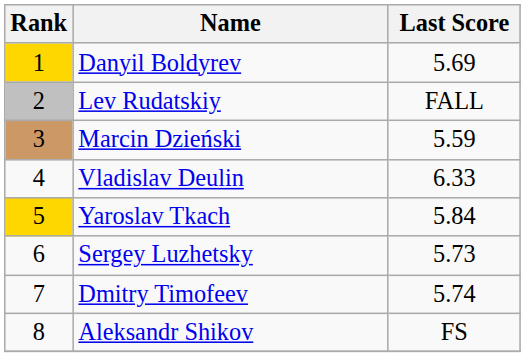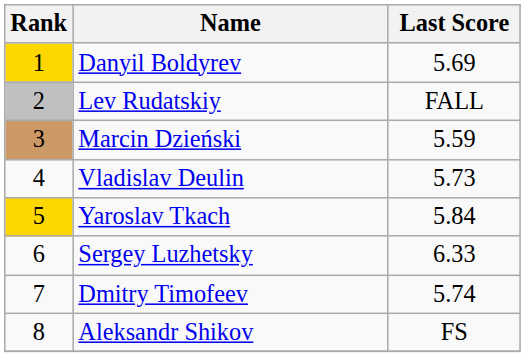(454, 178) 6.33 -> (454, 178) 5.73
(454, 255) 5.73 -> (454, 255) 6.33
